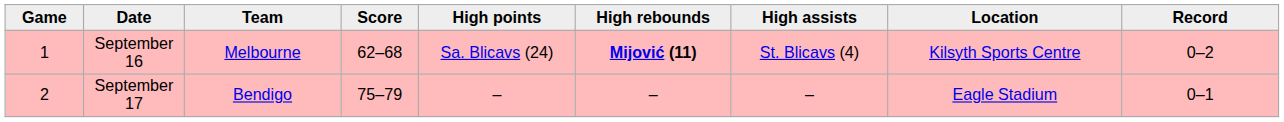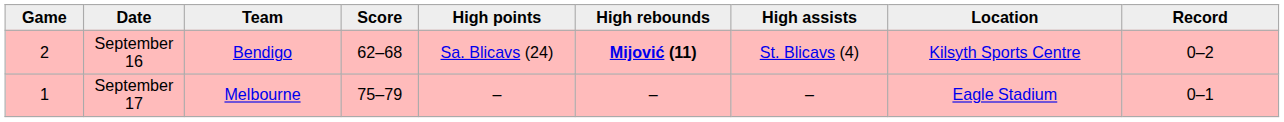(44, 52) 1 -> (44, 52) 2
(263, 52) Melbourne -> (263, 52) Bendigo
(44, 96) 2 -> (44, 96) 1
(263, 96) Bendigo -> (263, 96) Melbourne
